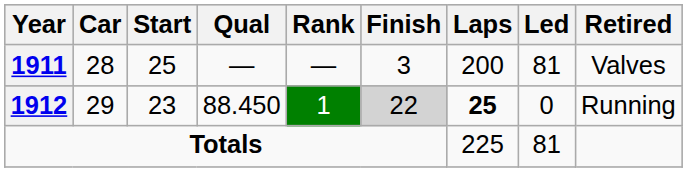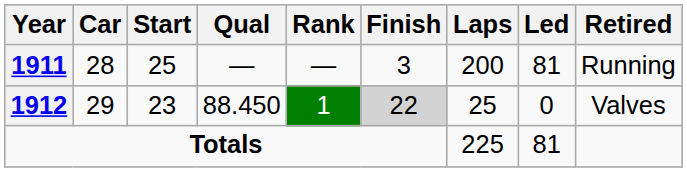(628, 65) Valves -> (628, 65) Running
(483, 105) bold -> (483, 105) normal
(628, 105) Running -> (628, 105) Valves
